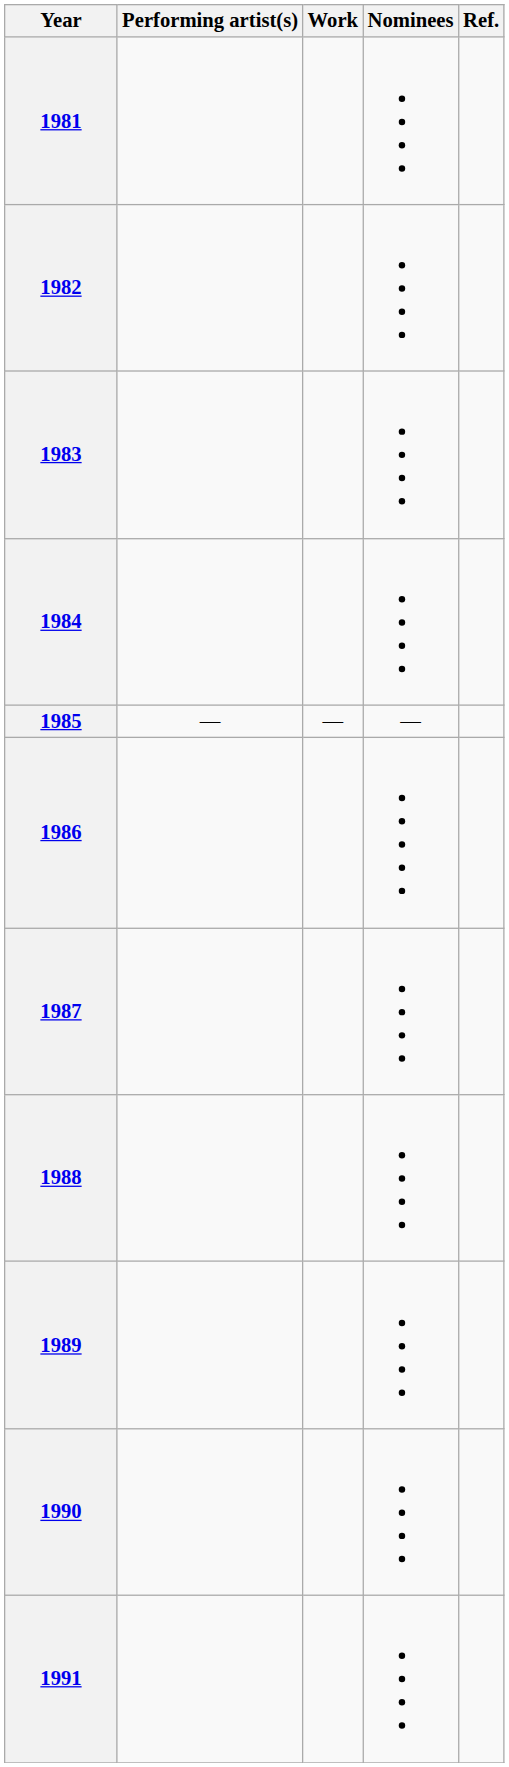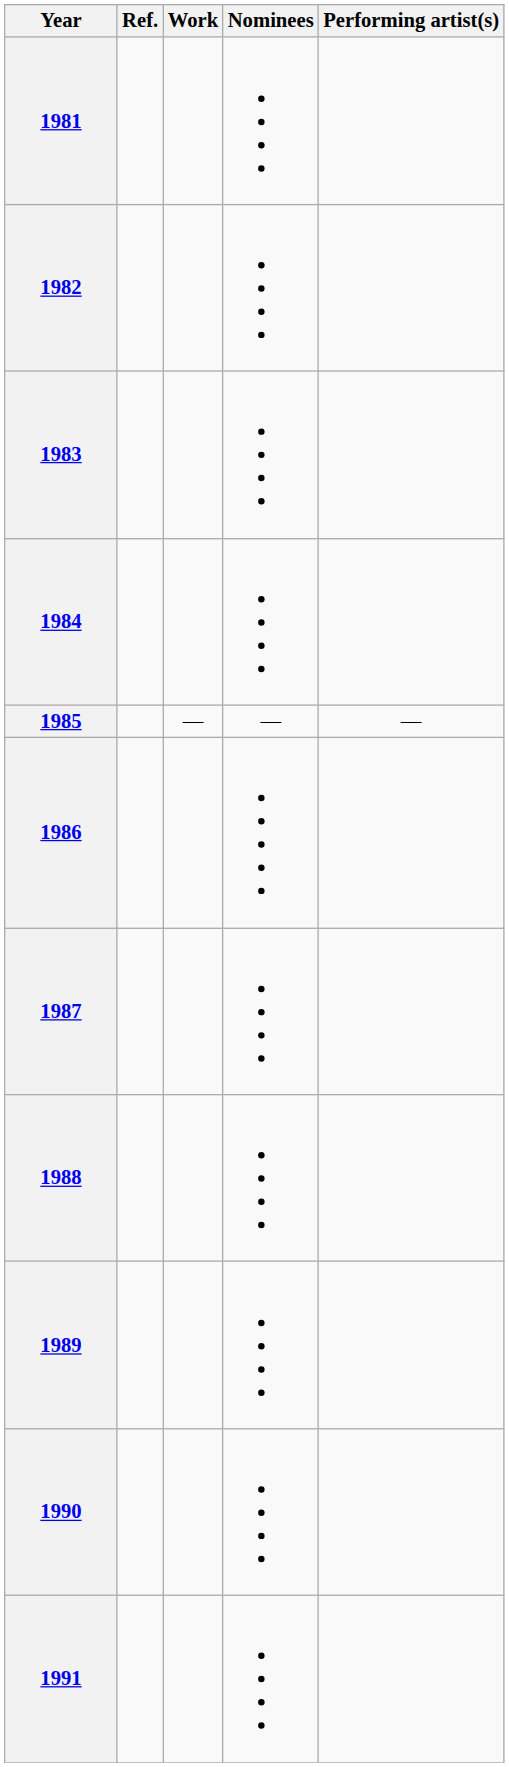columns swapped: (210, 20) <-> (481, 20)
